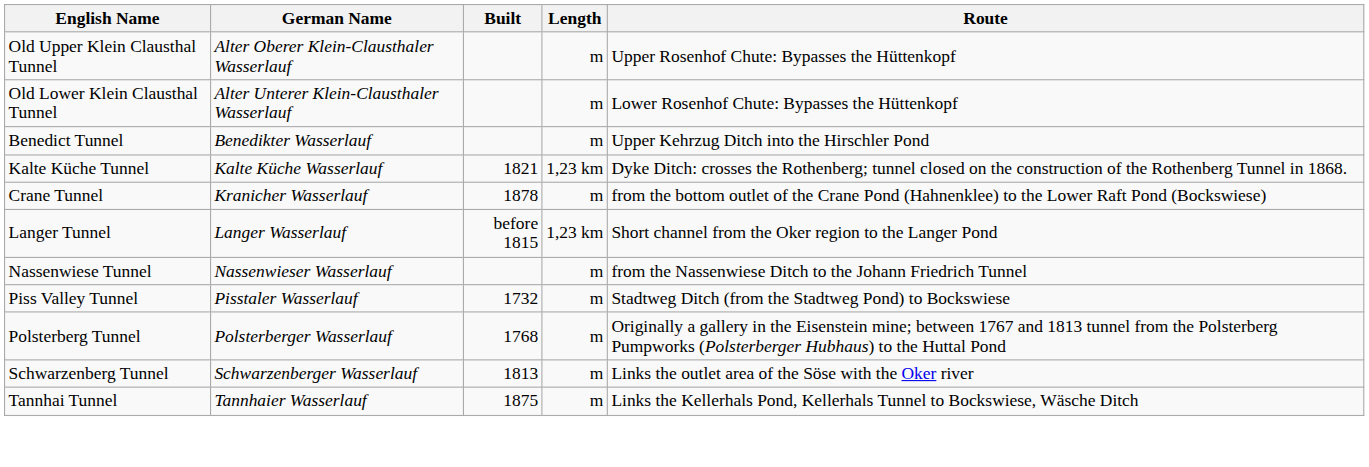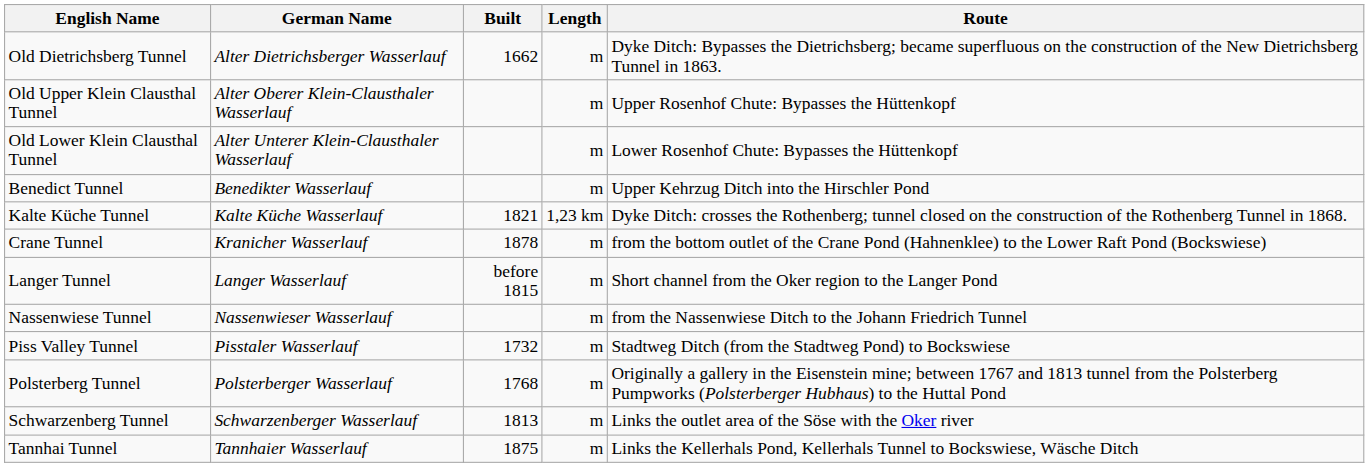+ row: (98, 55)
(575, 233) 1,23 km -> (594, 280) m
